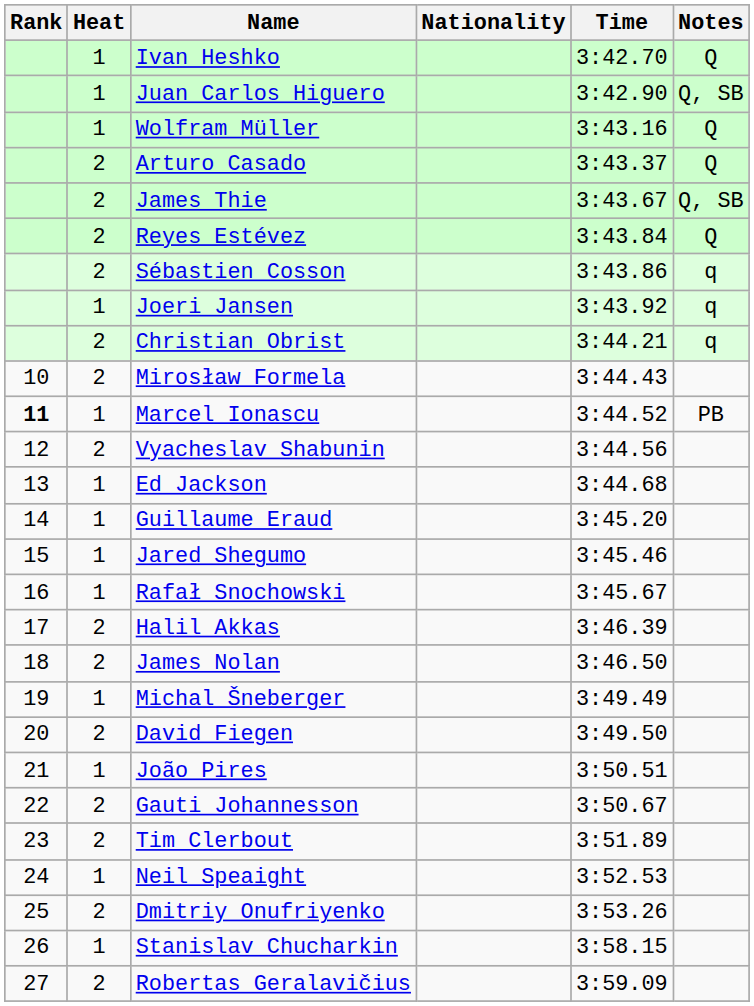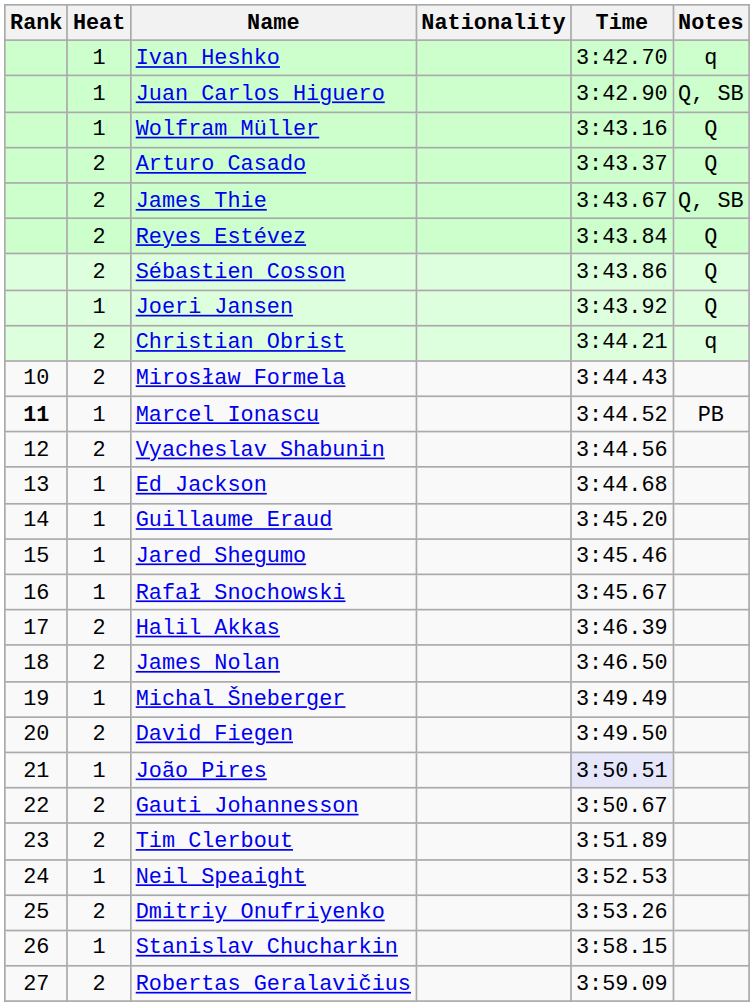(711, 58) Q -> (711, 58) q
(711, 272) q -> (711, 272) Q
(711, 307) q -> (711, 307) Q
(622, 770) no background -> (622, 770) lavender background
